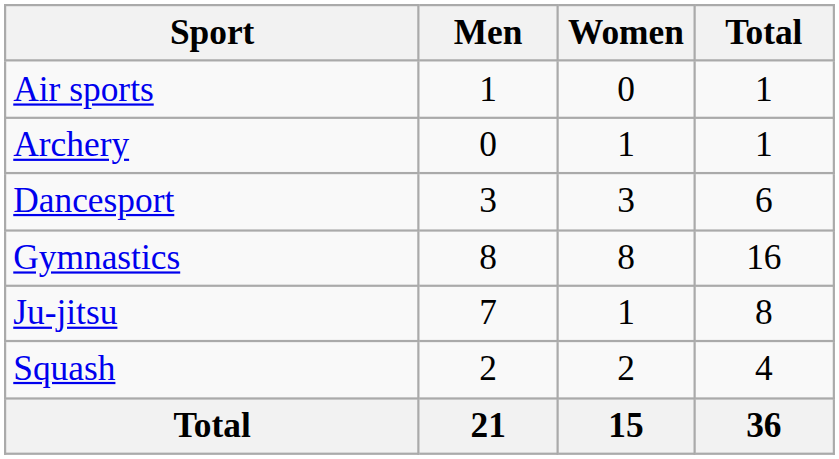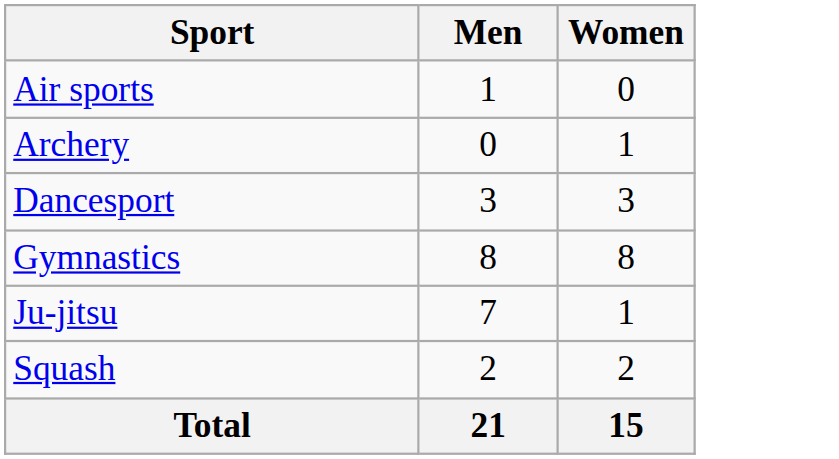- column: (764, 32)
